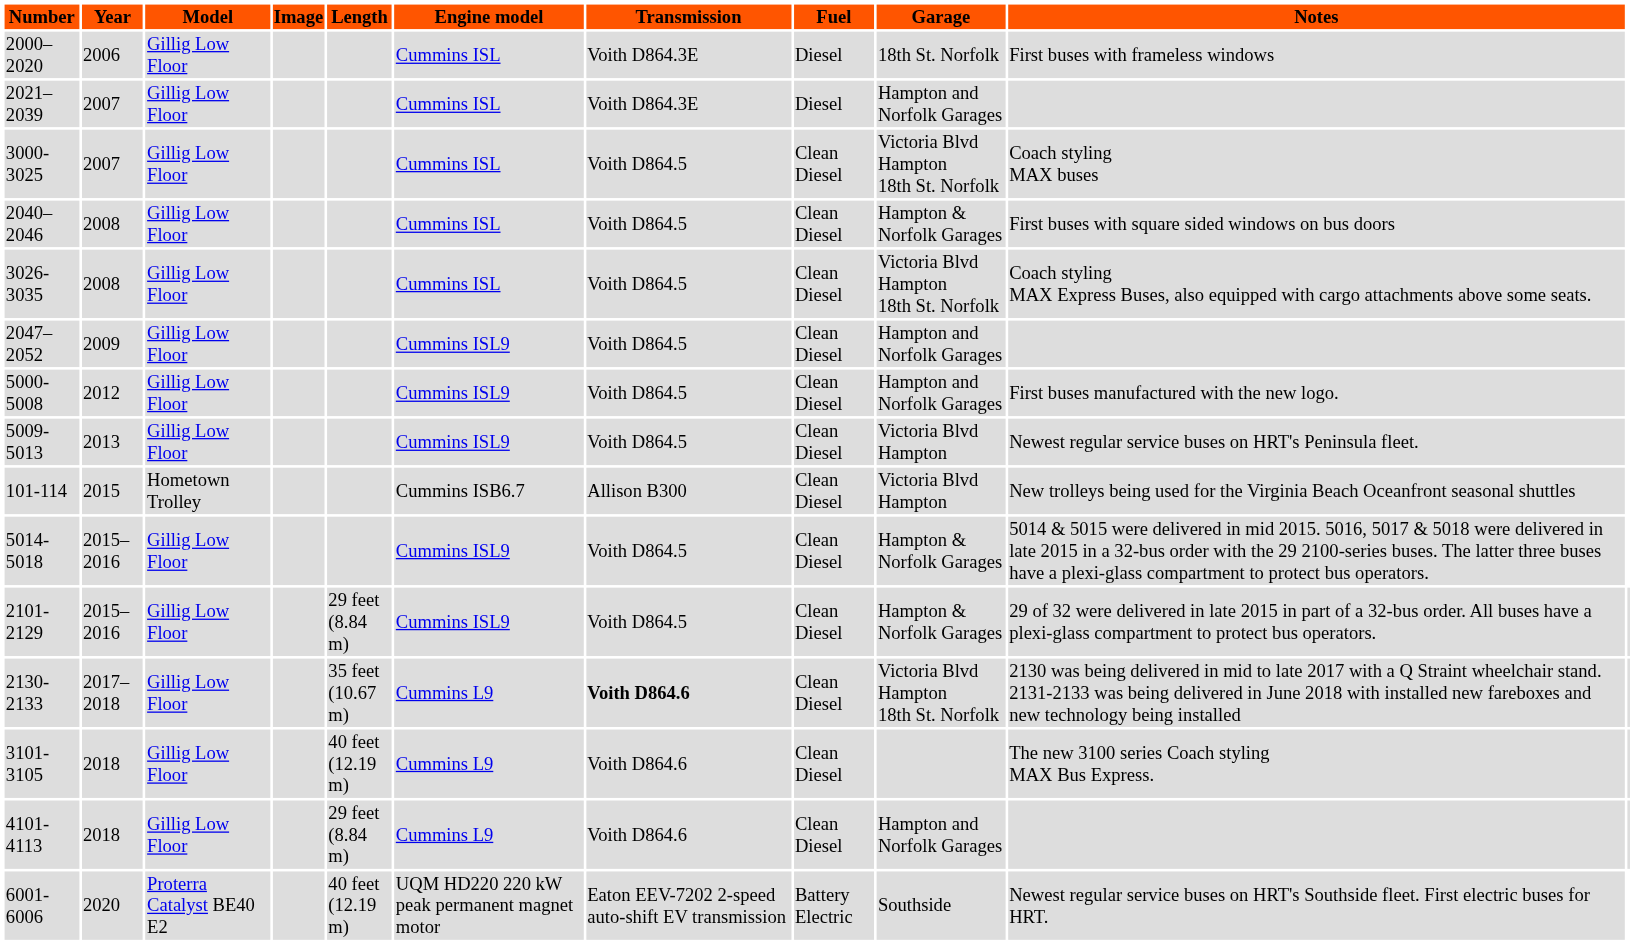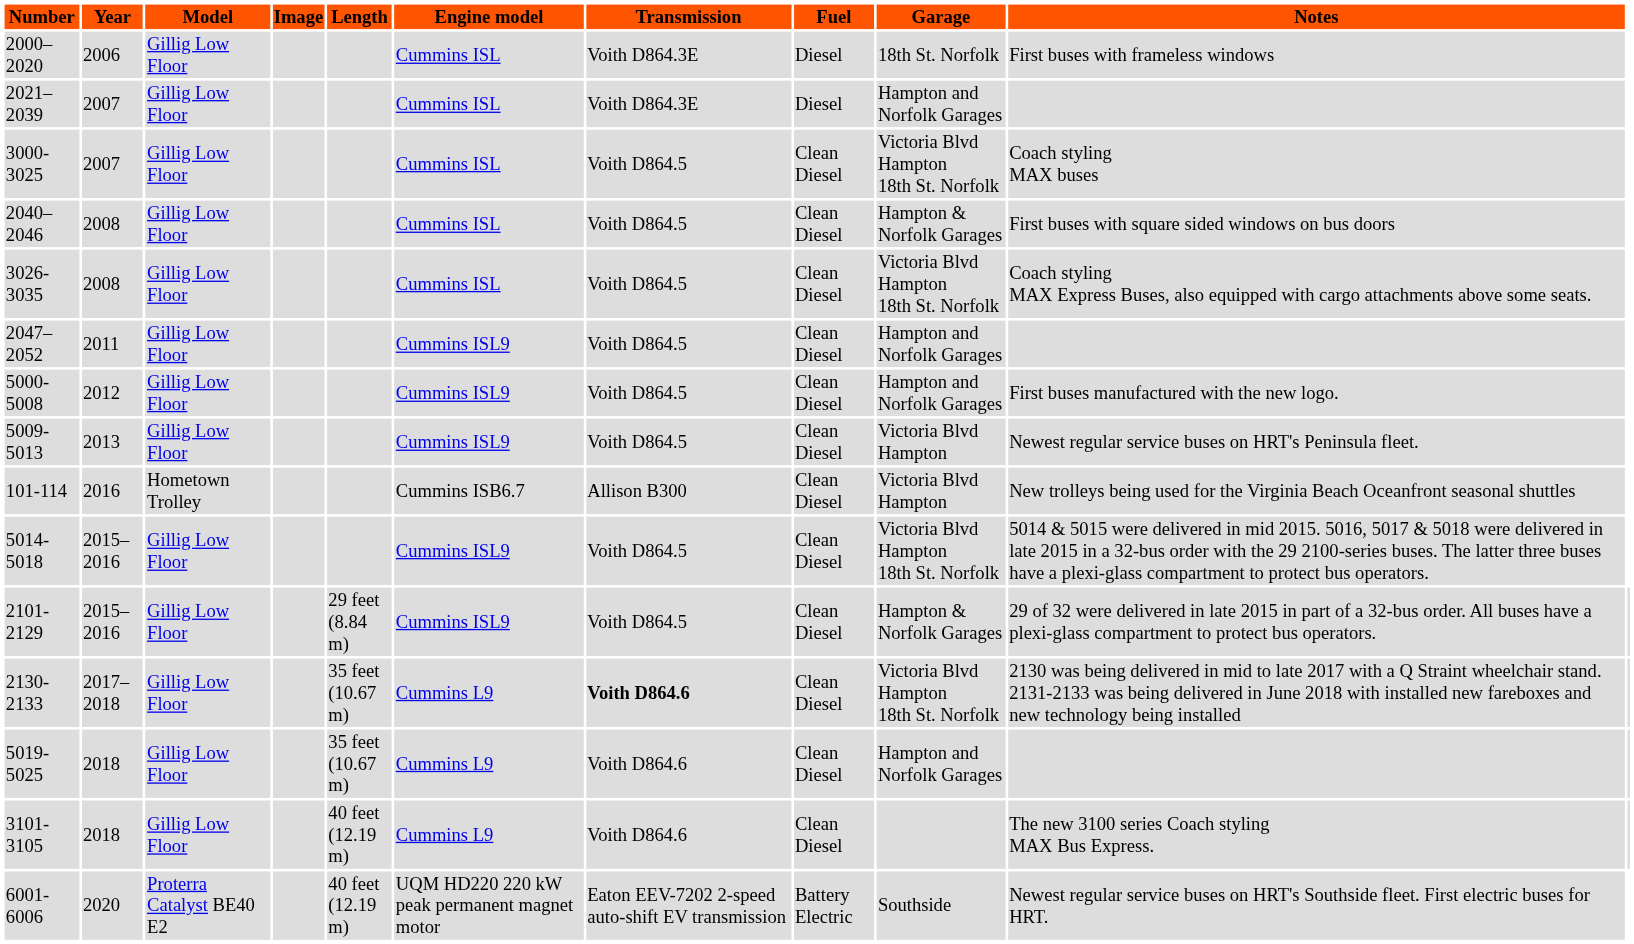(102, 343) 2009 -> (101, 343) 2011
(102, 490) 2015 -> (102, 490) 2016
(940, 550) Hampton & Norfolk Garages -> (939, 550) Victoria Blvd Hampton 18th St. Norfolk
+ row: (28, 763)
- row: (28, 834)
